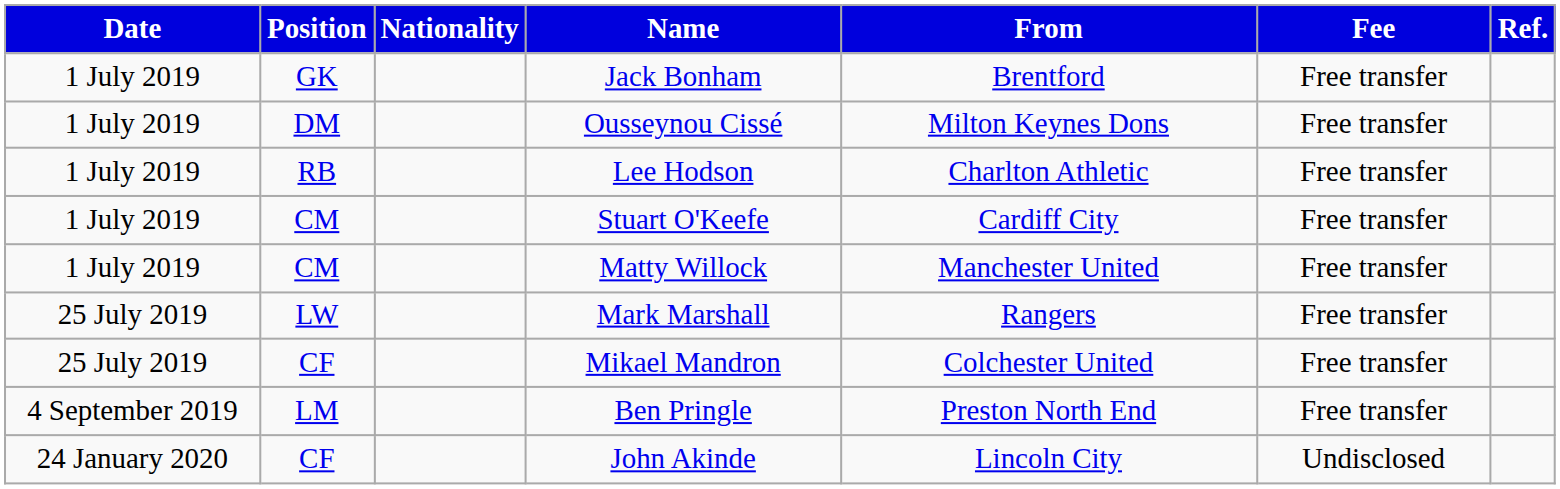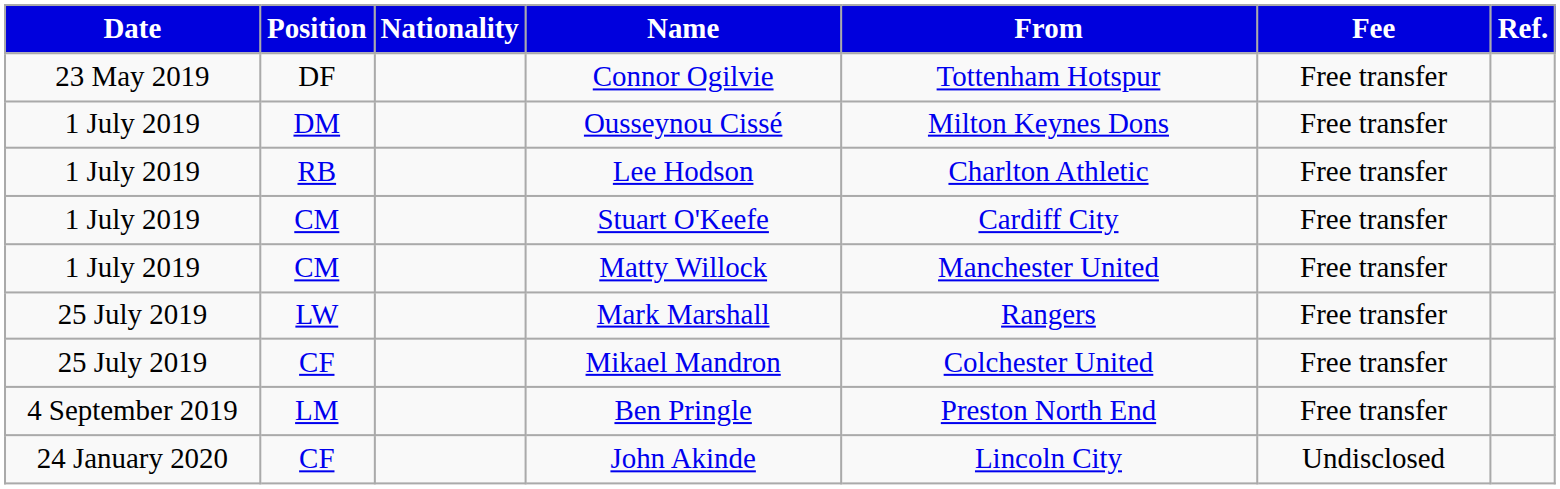+ row: (683, 76)
- row: (683, 76)
